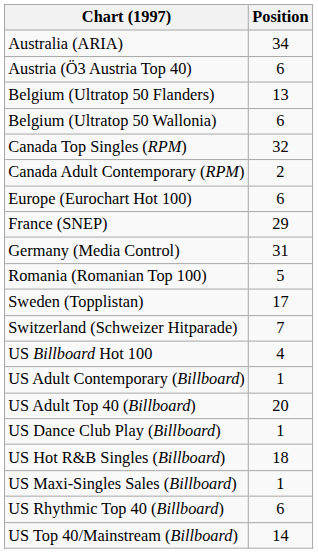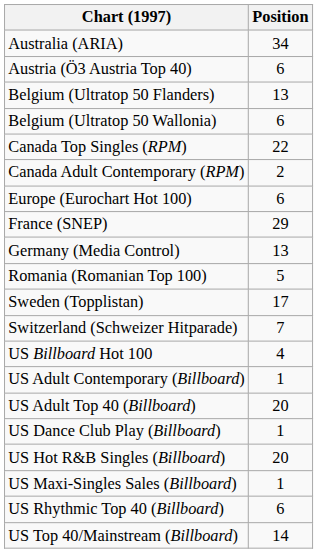(280, 146) 32 -> (280, 146) 22
(280, 250) 31 -> (280, 250) 13
(280, 457) 18 -> (280, 457) 20
